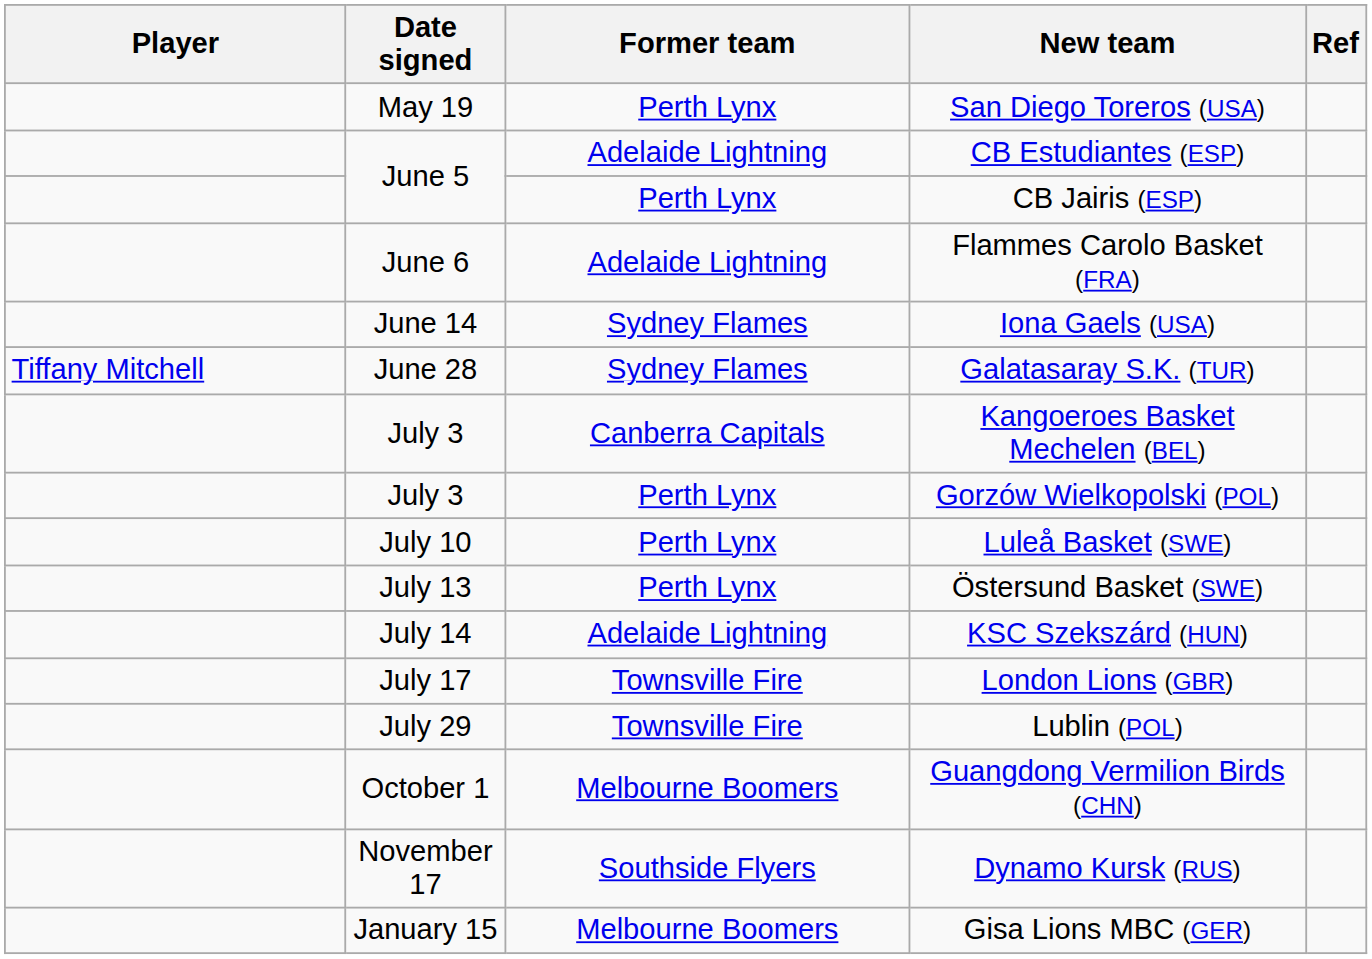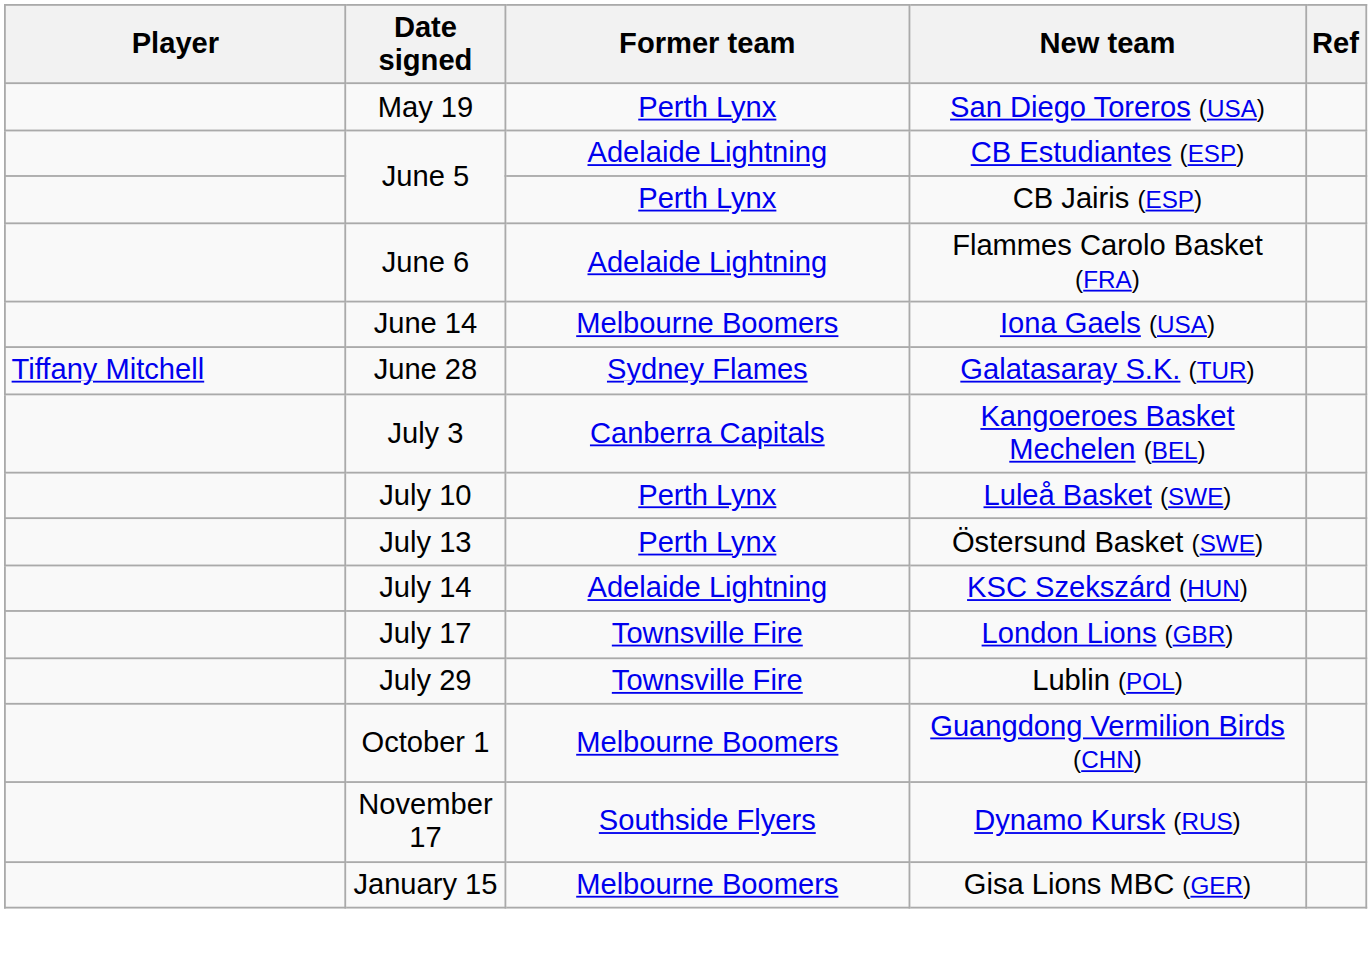(707, 324) Sydney Flames -> (707, 324) Melbourne Boomers
- row: (1107, 495)
